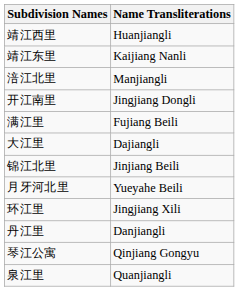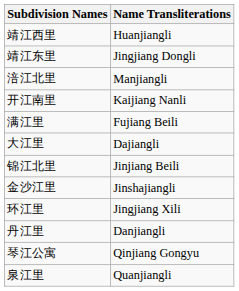(150, 56) Kaijiang Nanli -> (154, 56) Jingjiang Dongli
(154, 100) Jingjiang Dongli -> (150, 100) Kaijiang Nanli
+ row: (32, 187)
- row: (38, 187)
